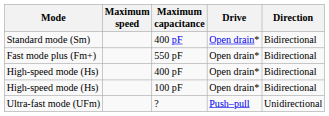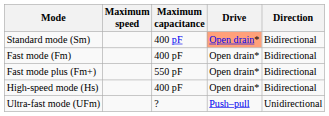(234, 39) no background -> (234, 39) lightsalmon background
+ row: (39, 55)
- row: (53, 87)
